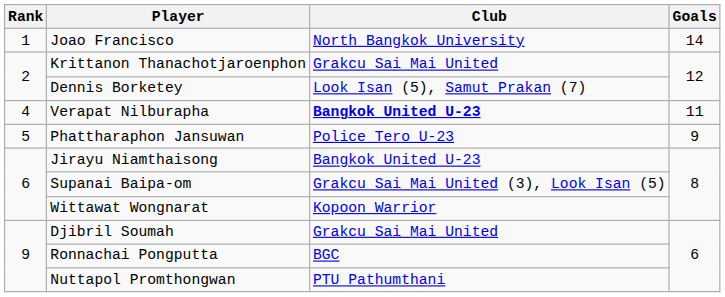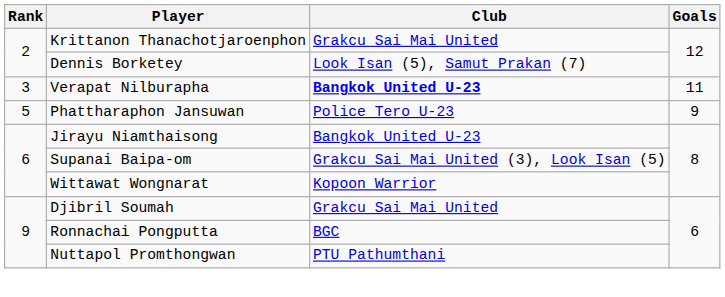- row: (112, 40)
(26, 112) 4 -> (26, 88) 3
